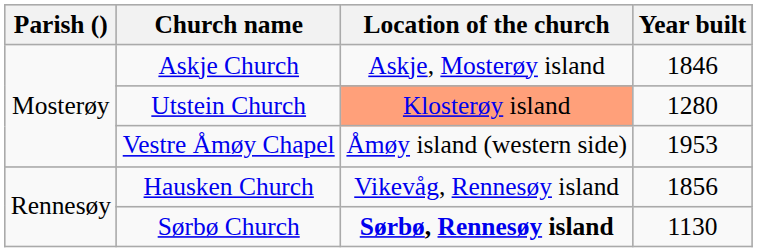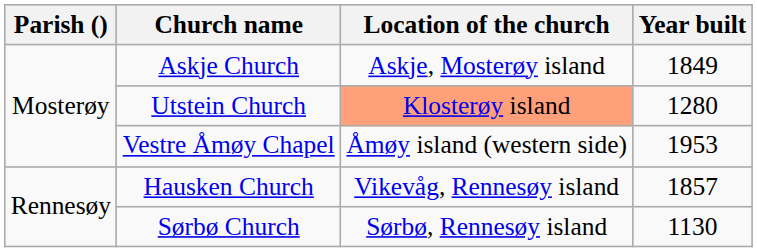(692, 65) 1846 -> (692, 65) 1849
(692, 186) 1856 -> (692, 186) 1857
(487, 226) bold -> (487, 226) normal
